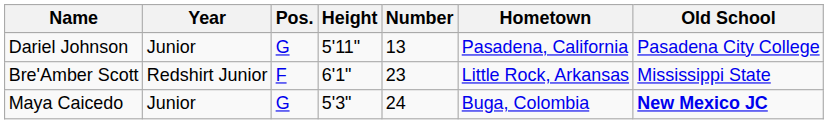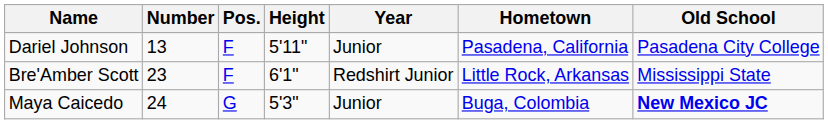columns swapped: (420, 18) <-> (207, 18)
(283, 47) G -> (228, 47) F
